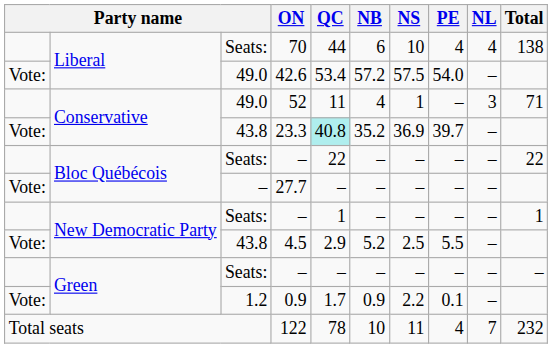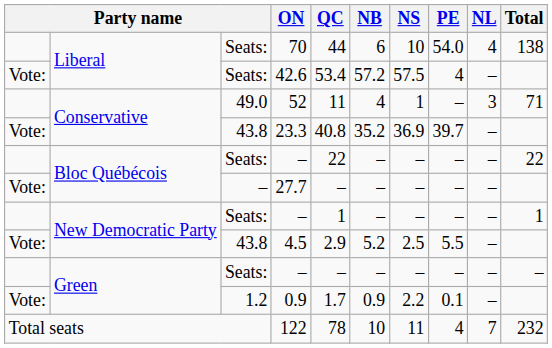(459, 46) 4 -> (448, 46) 54.0
(252, 74) 49.0 -> (246, 74) Seats:
(448, 74) 54.0 -> (459, 74) 4
(330, 131) paleturquoise background -> (330, 131) no background
